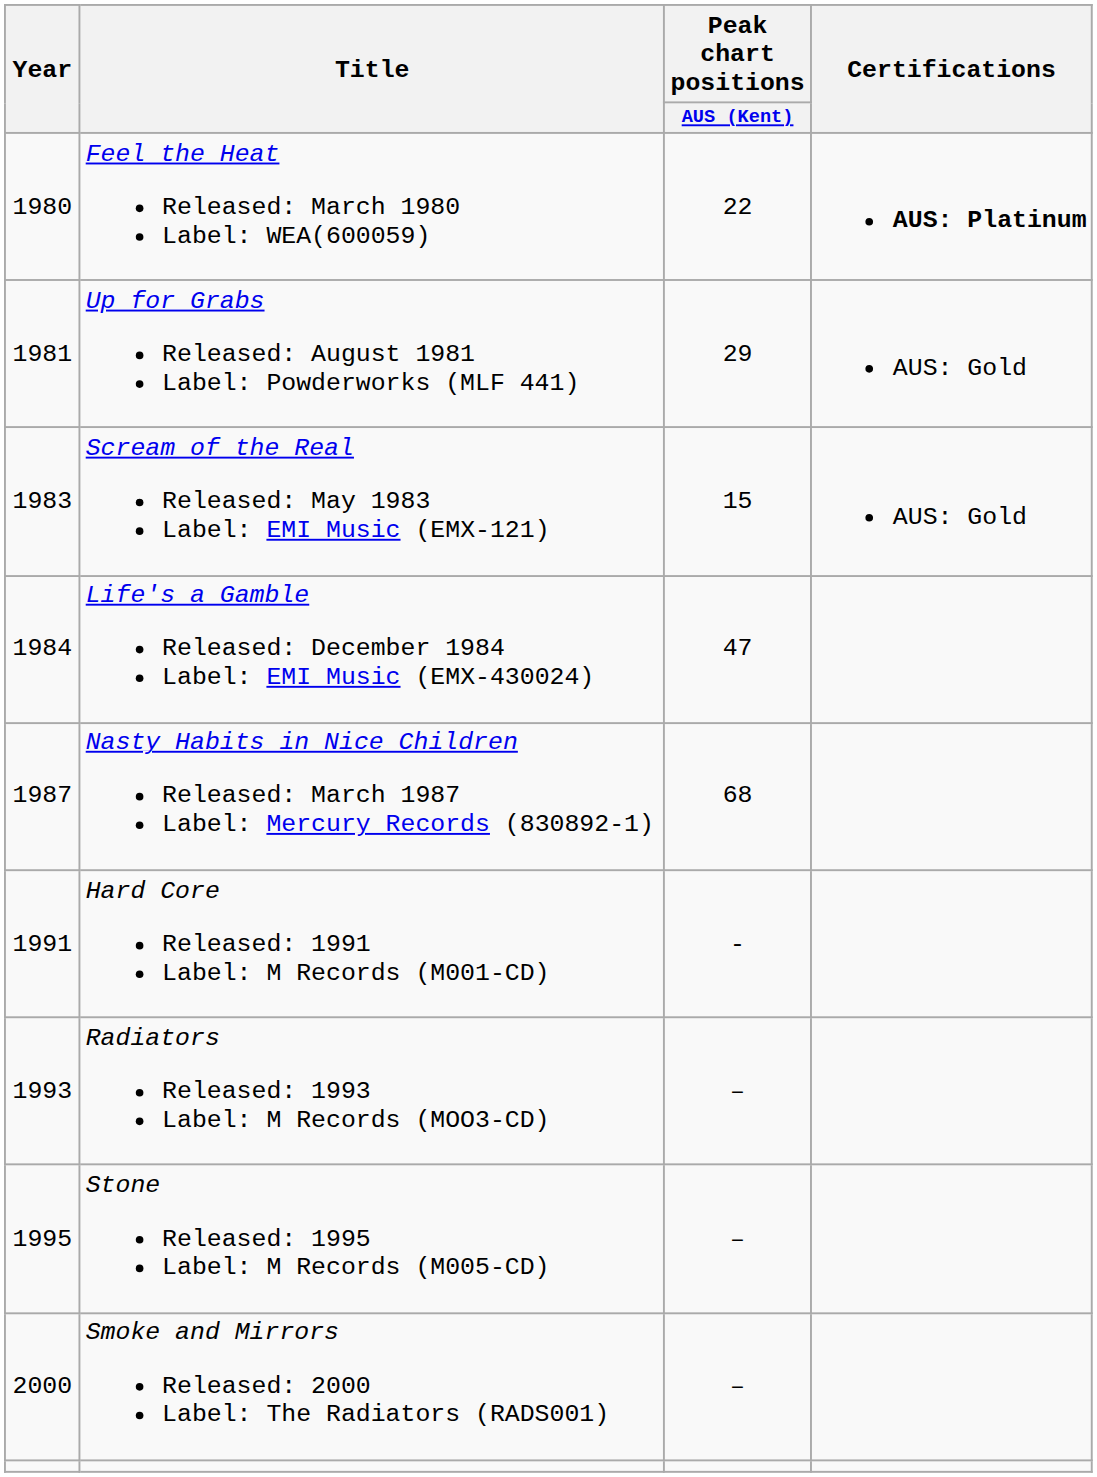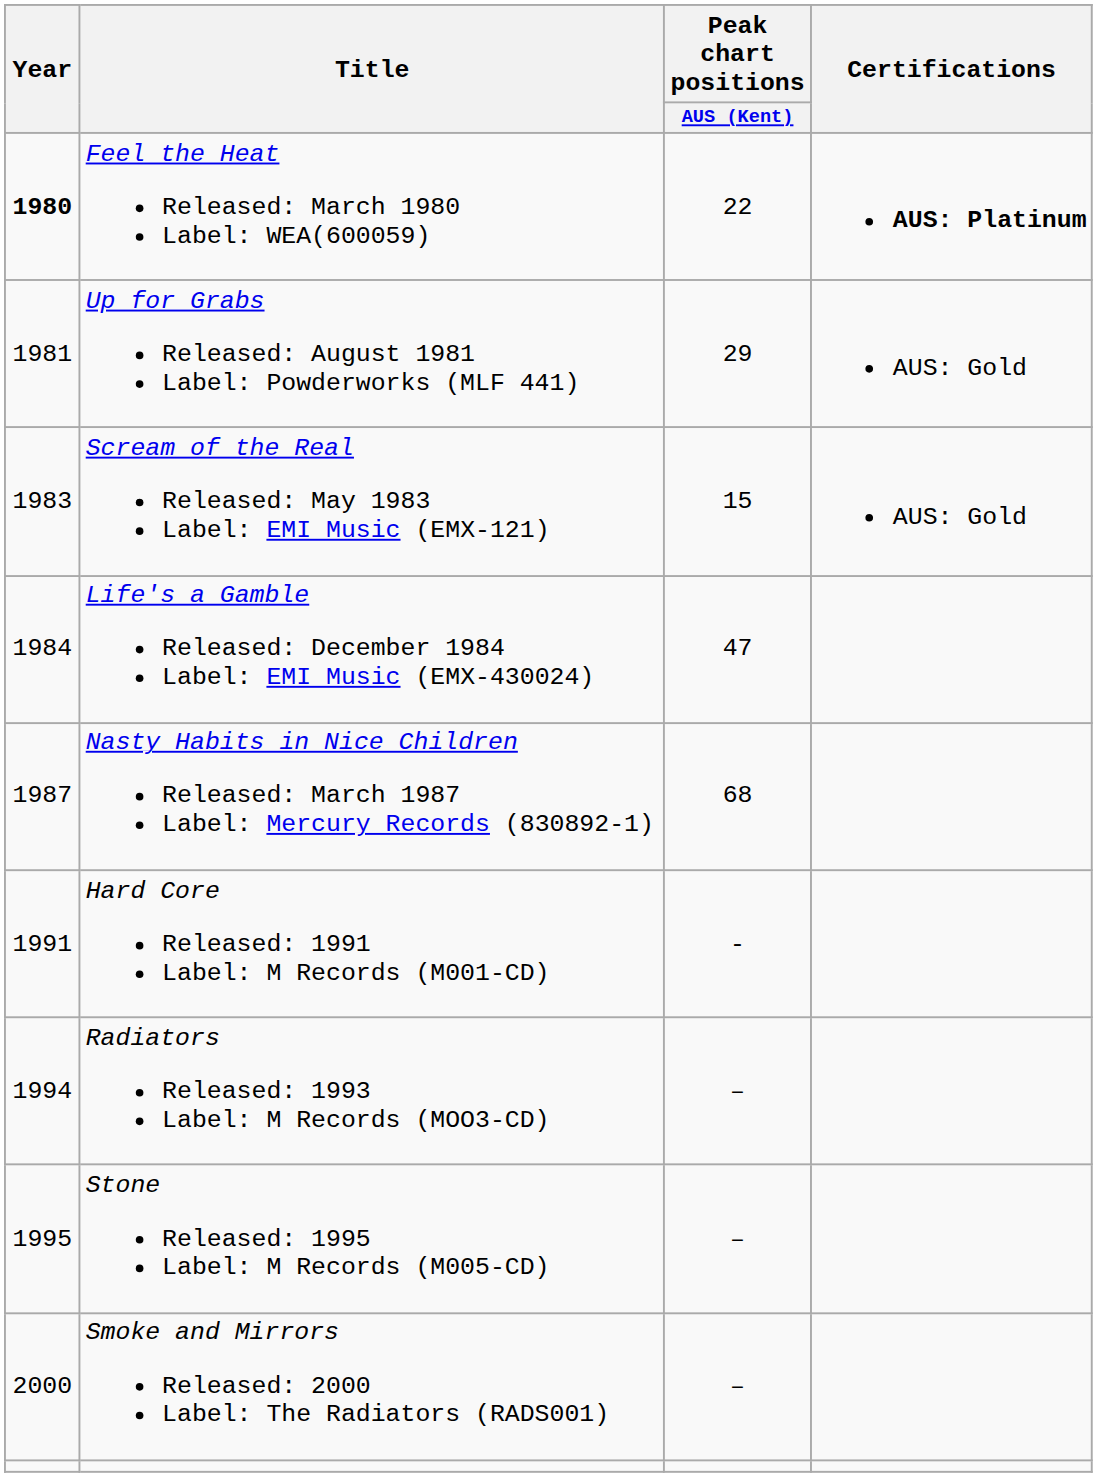(42, 207) normal -> (42, 207) bold
(42, 1091) 1993 -> (42, 1091) 1994
